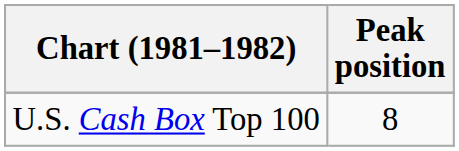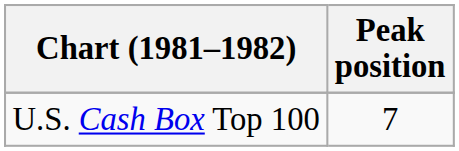(390, 118) 8 -> (390, 118) 7
